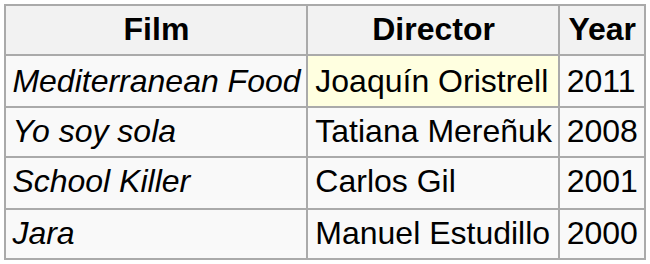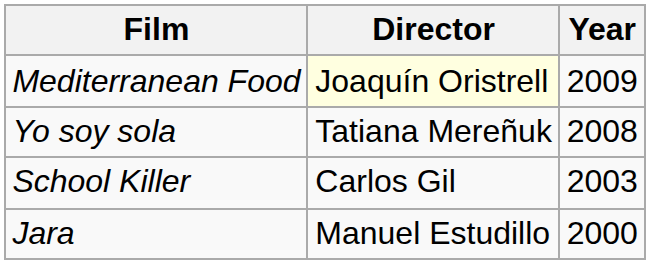(601, 80) 2011 -> (602, 80) 2009
(602, 182) 2001 -> (602, 182) 2003
